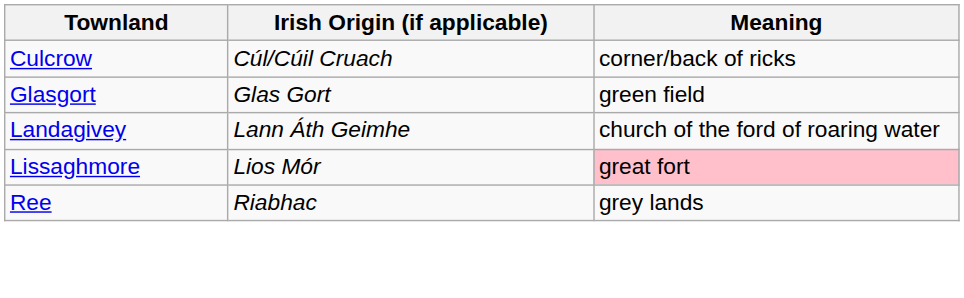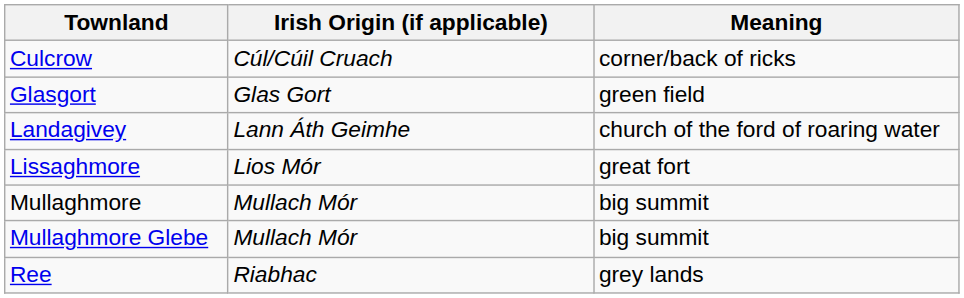(644, 166) pink background -> (644, 166) no background
+ row: (76, 202)
+ row: (109, 238)
